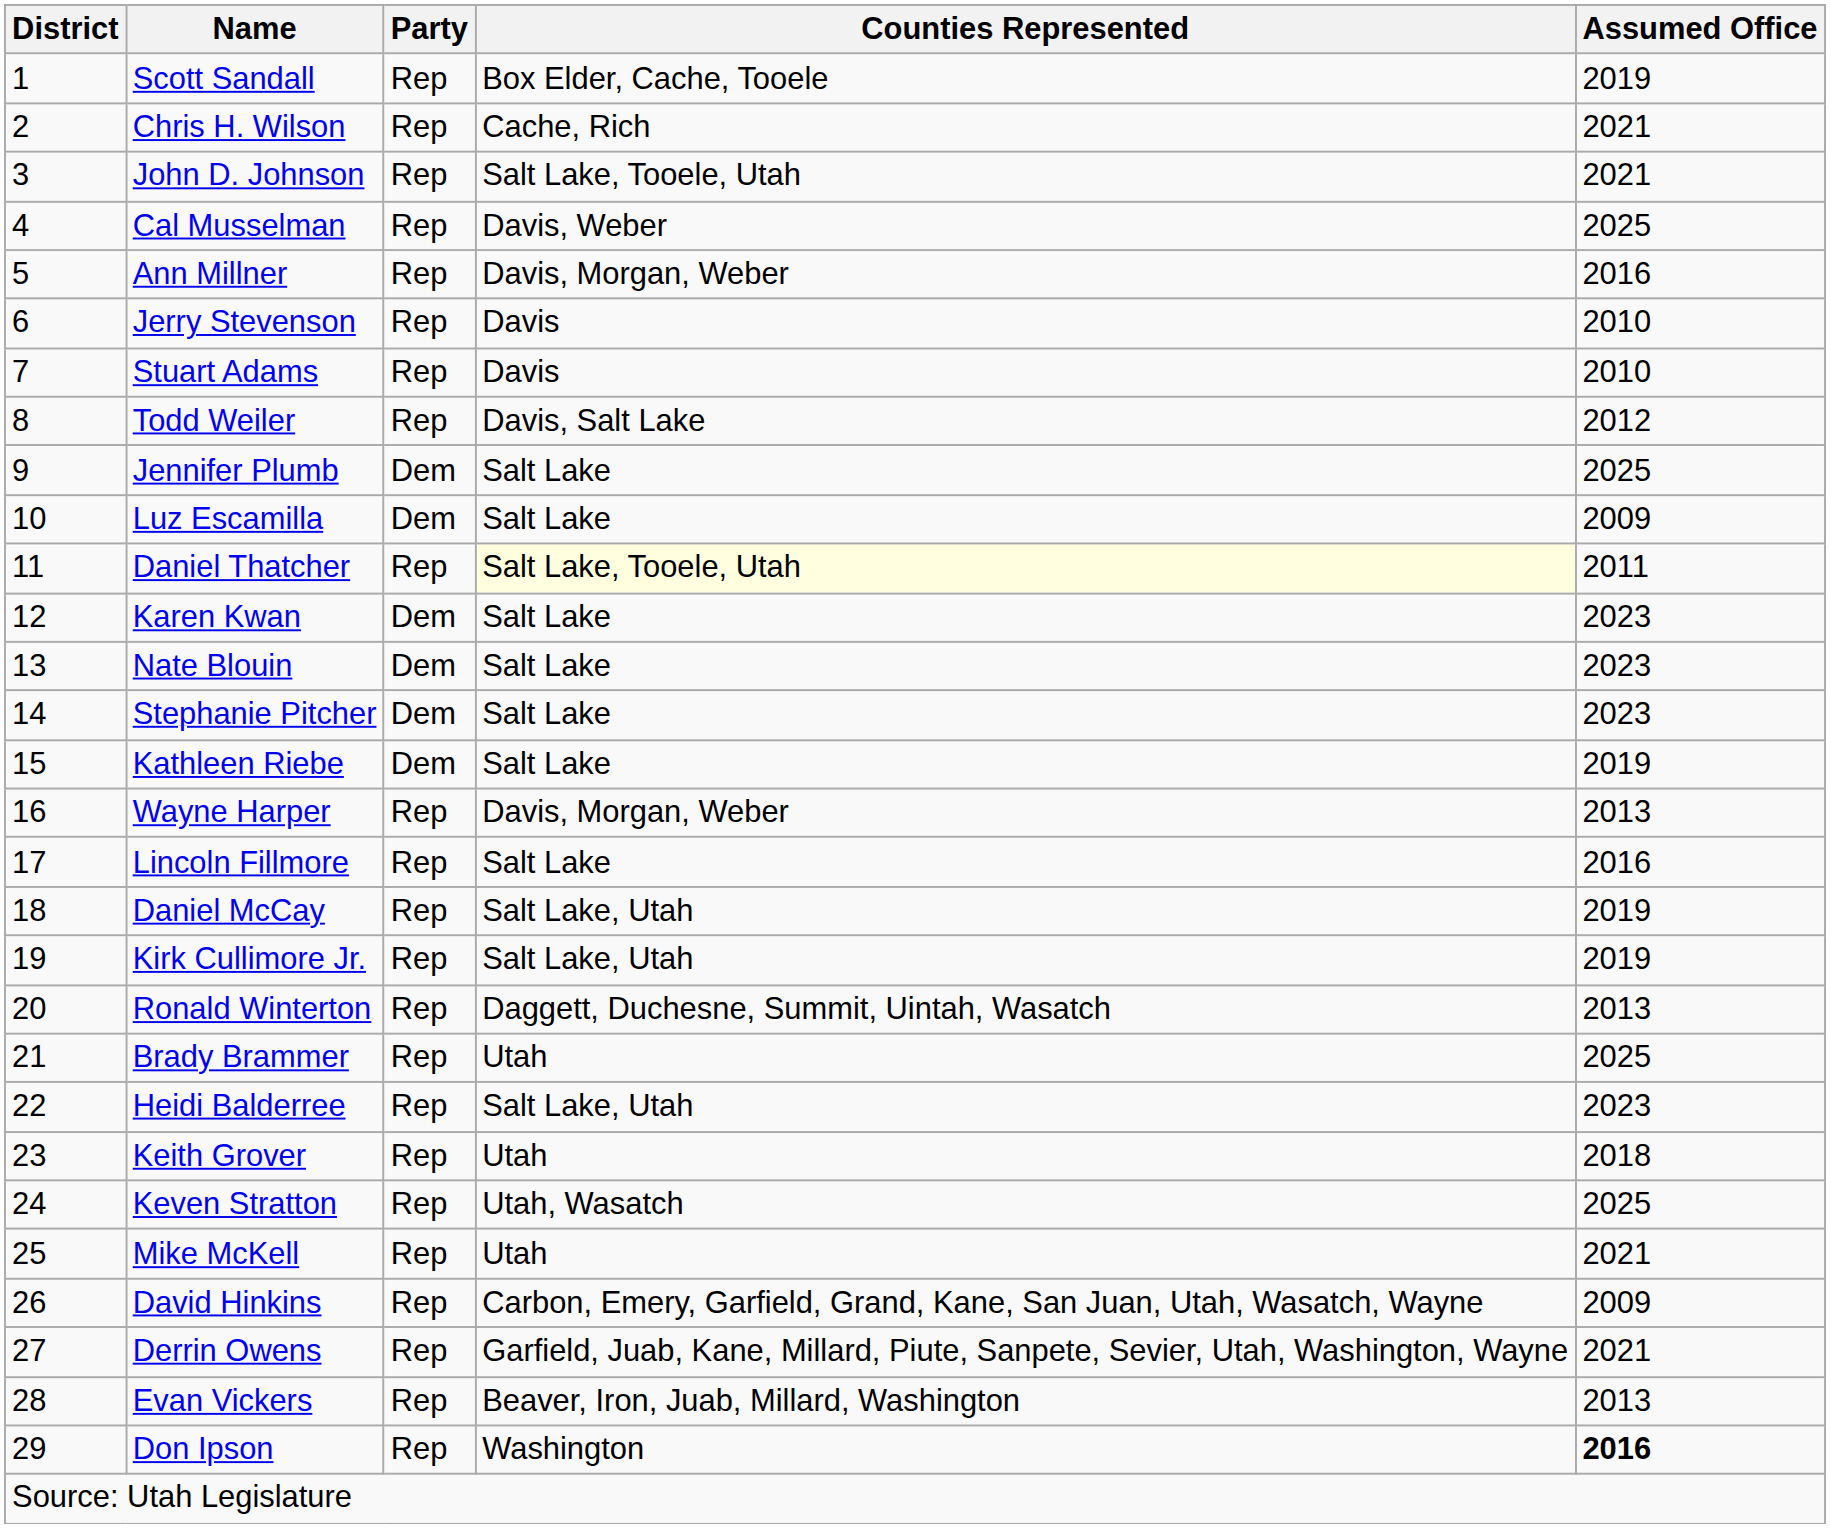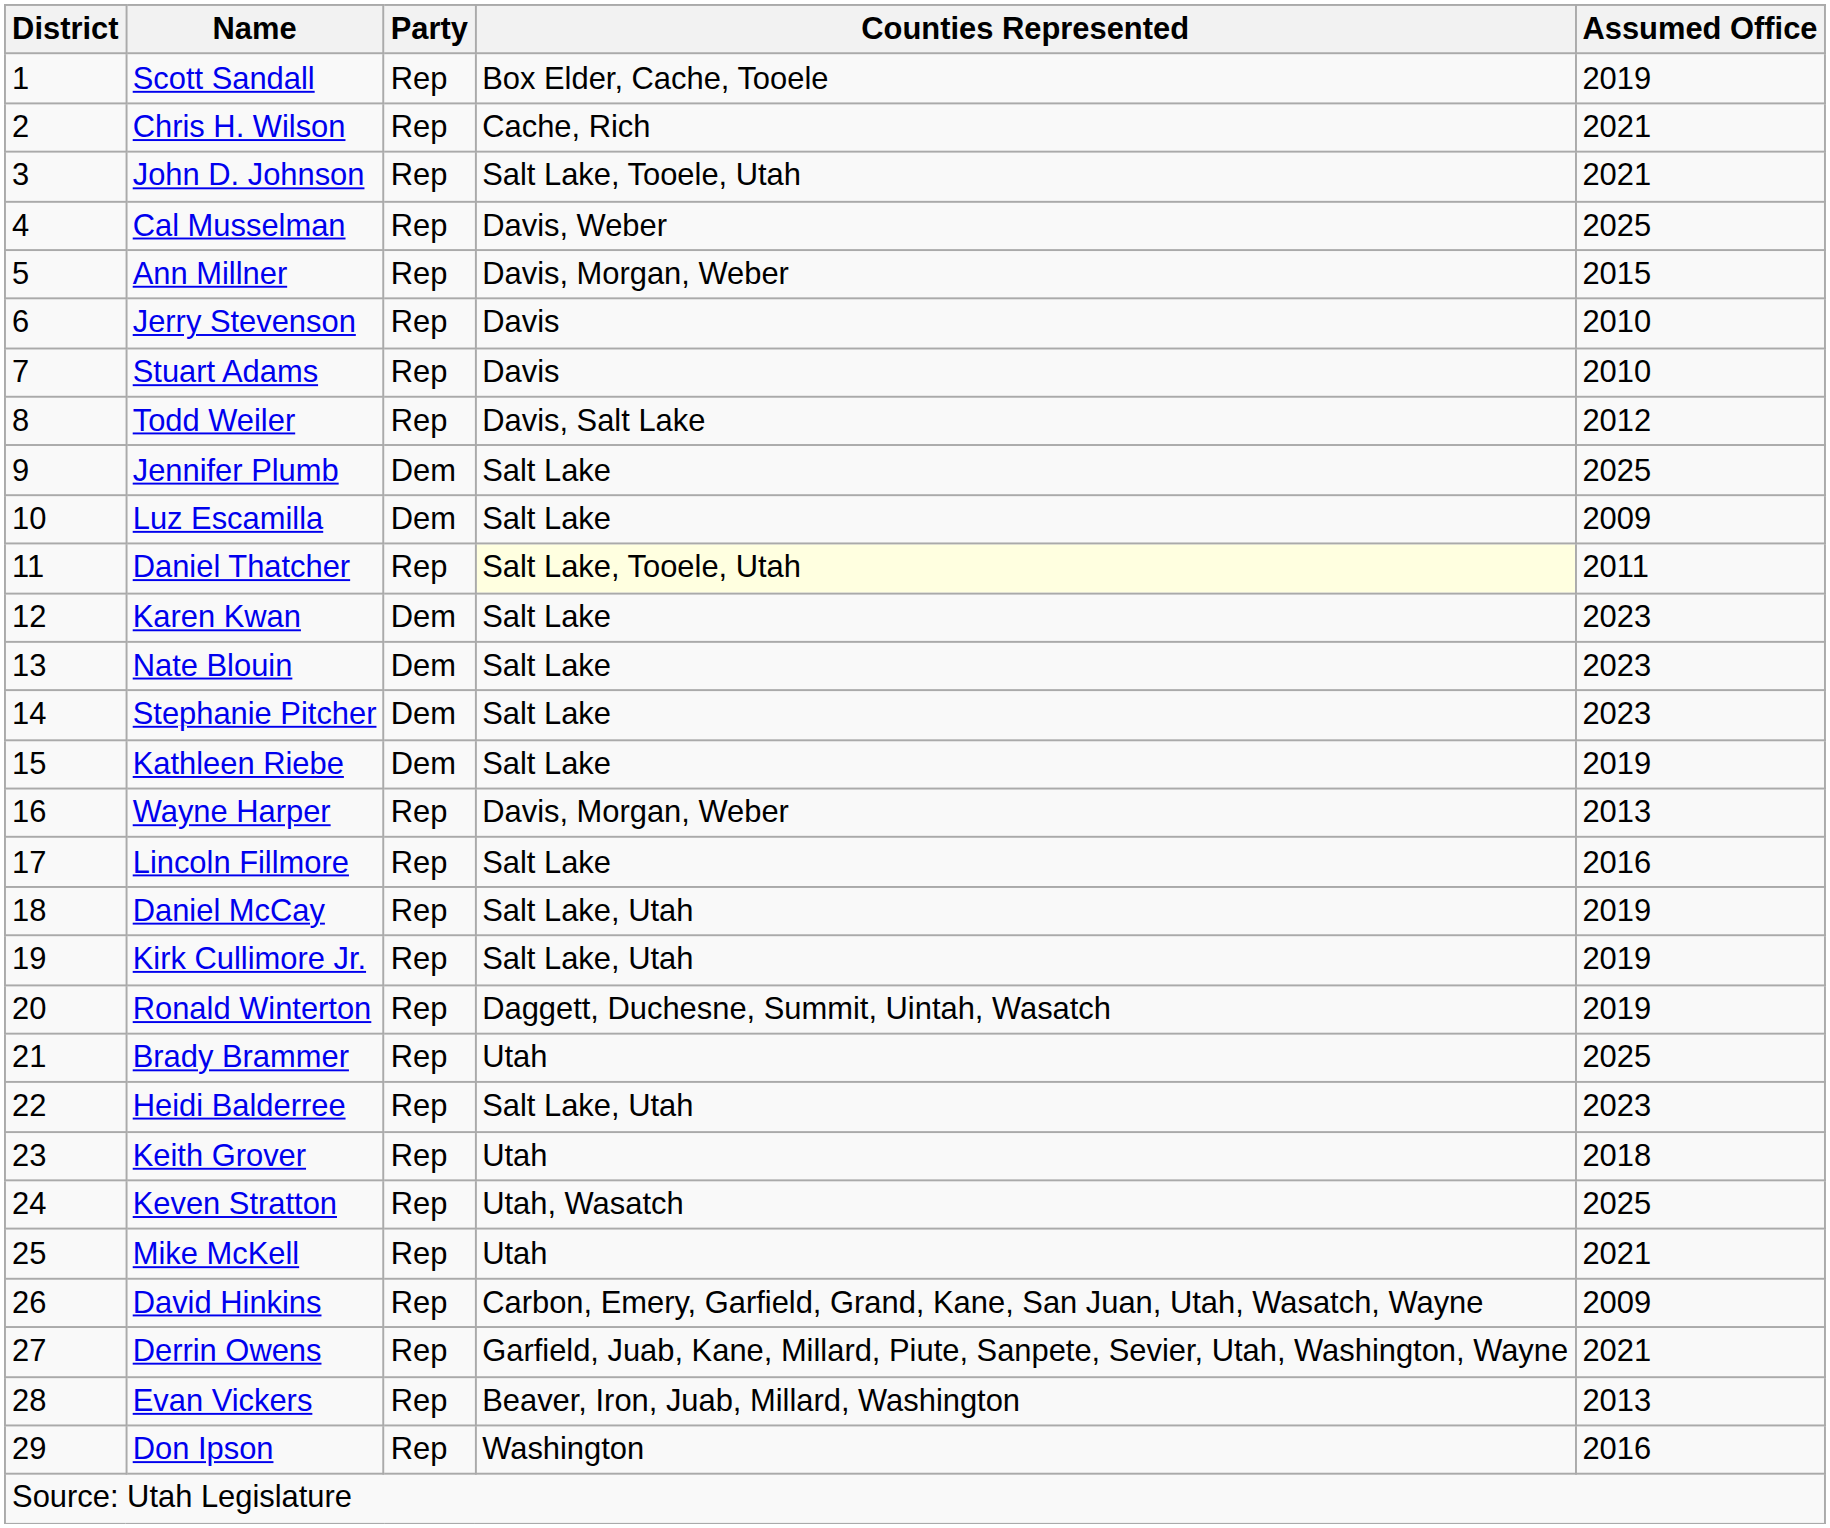(1617, 273) 2016 -> (1617, 273) 2015
(1617, 1008) 2013 -> (1617, 1008) 2019
(1617, 1449) bold -> (1617, 1449) normal
